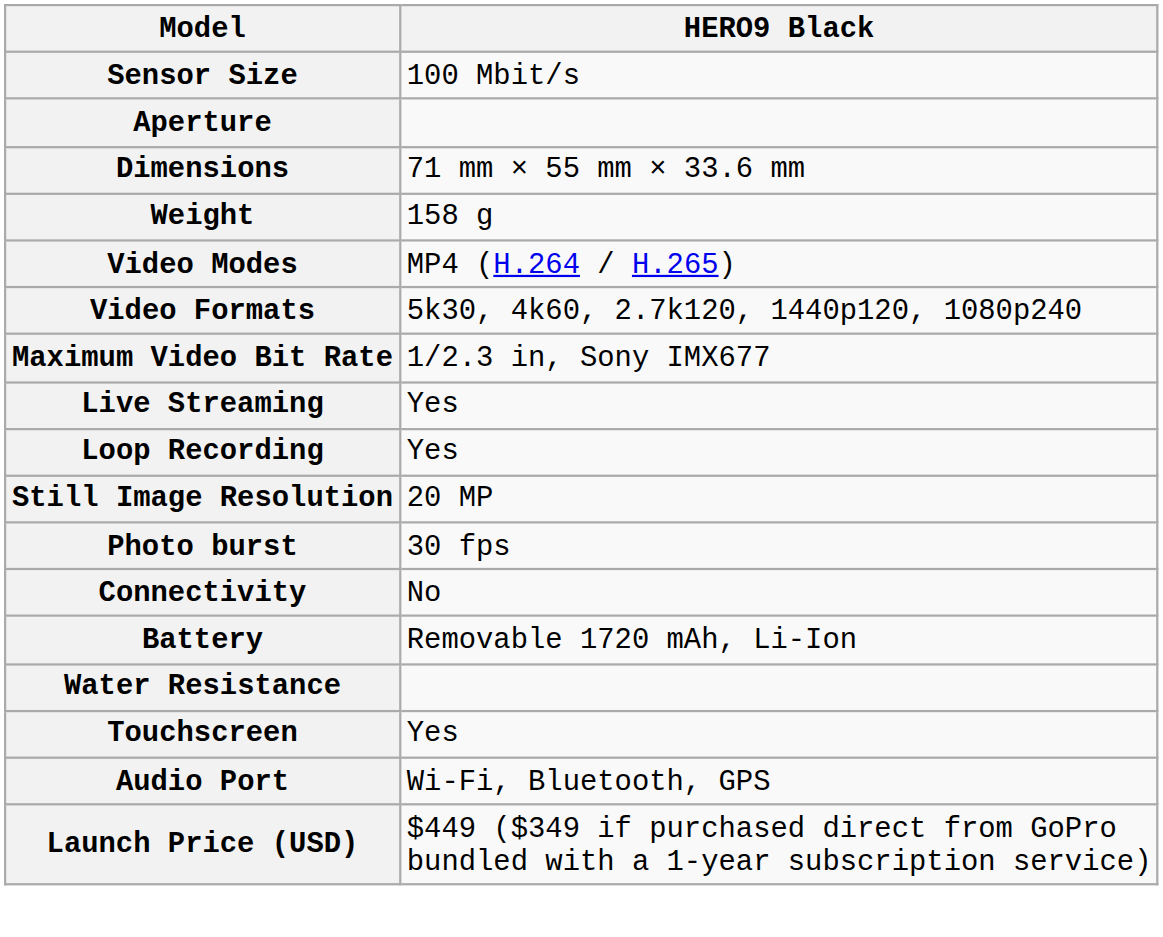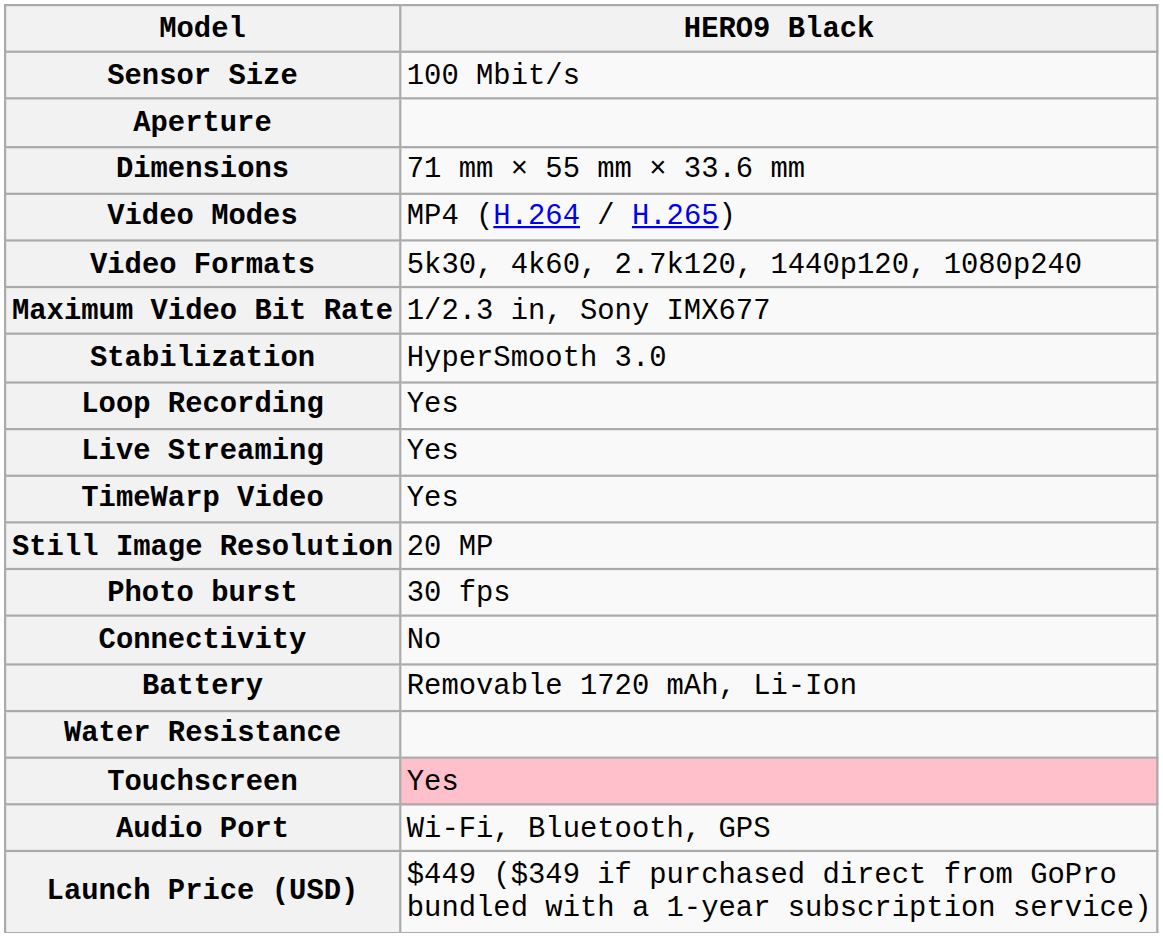- row: (202, 217)
+ row: (202, 358)
rows swapped: (202, 452) <-> (202, 405)
+ row: (202, 499)
(433, 734) no background -> (433, 781) pink background
